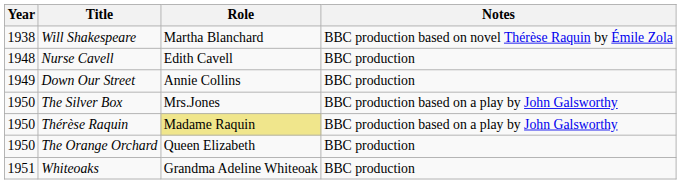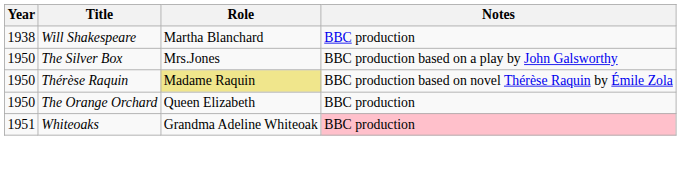(499, 37) BBC production based on novel Thérèse Raquin by Émile Zola -> (370, 37) BBC production
- row: (78, 59)
- row: (88, 80)
(471, 124) BBC production based on a play by John Galsworthy -> (499, 80) BBC production based on novel Thérèse Raquin by Émile Zola
(370, 168) no background -> (370, 124) pink background
